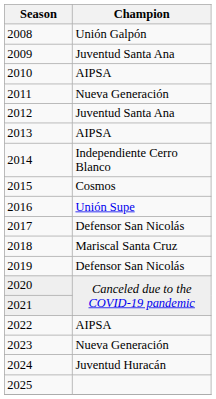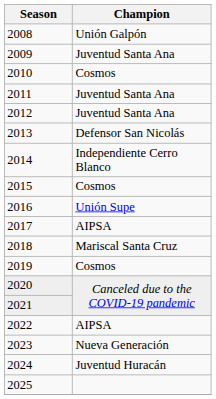(93, 73) AIPSA -> (96, 73) Cosmos
(122, 93) Nueva Generación -> (125, 93) Juventud Santa Ana
(93, 133) AIPSA -> (130, 133) Defensor San Nicolás
(130, 226) Defensor San Nicolás -> (93, 226) AIPSA
(130, 265) Defensor San Nicolás -> (96, 265) Cosmos
